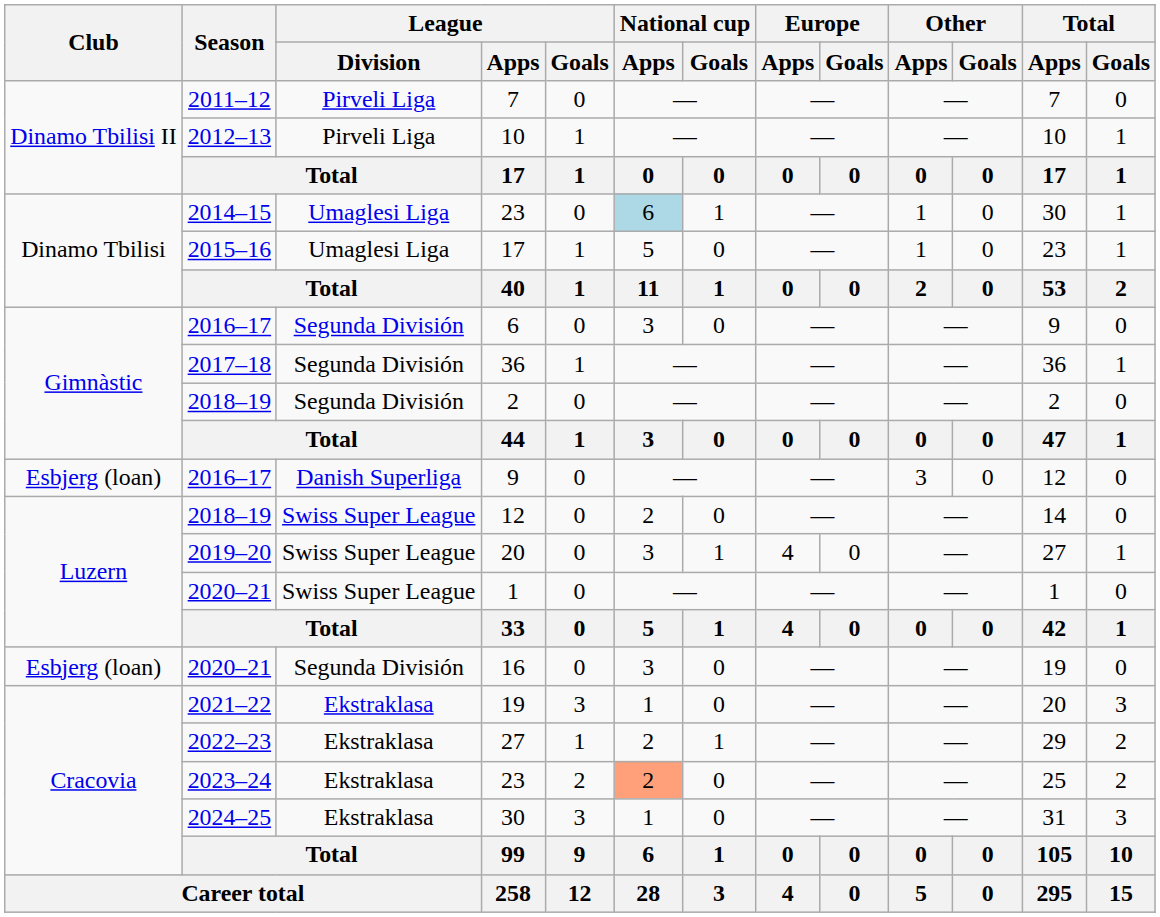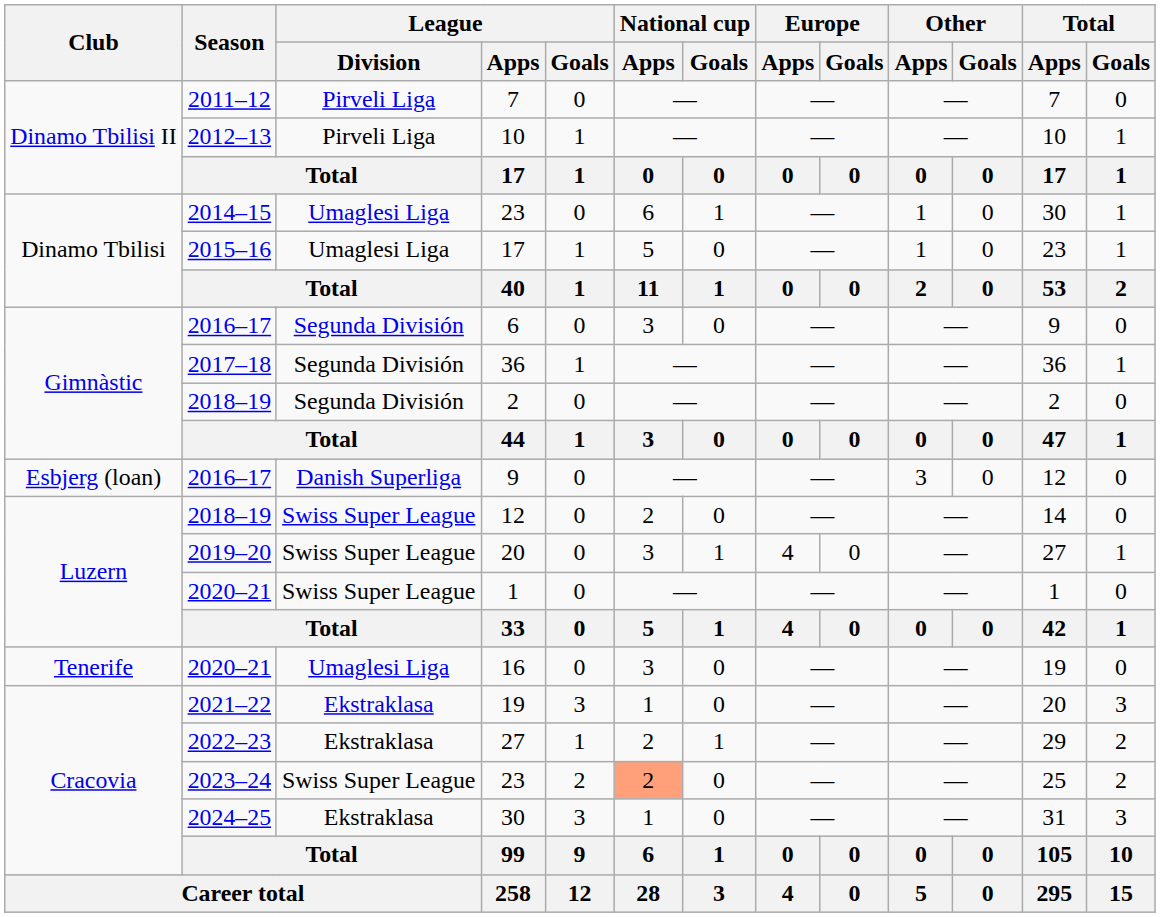(648, 212) lightblue background -> (648, 212) no background
(93, 666) Esbjerg (loan) -> (93, 666) Tenerife
(379, 666) Segunda División -> (379, 666) Umaglesi Liga
(379, 779) Ekstraklasa -> (379, 779) Swiss Super League
